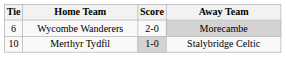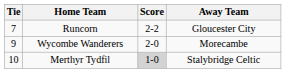+ row: (80, 28)
(14, 28) 6 -> (14, 44) 9
(224, 28) lightgrey background -> (224, 44) no background
